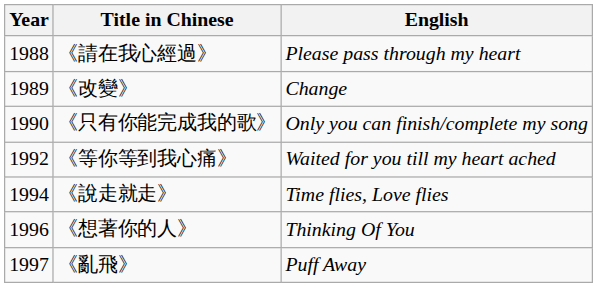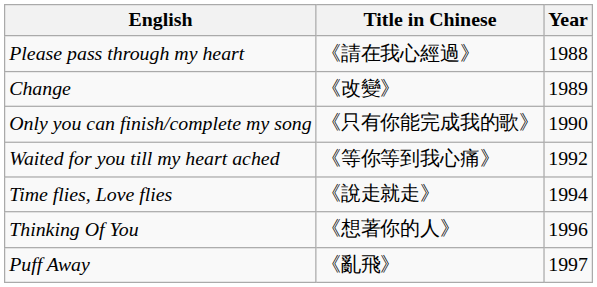columns swapped: (29, 20) <-> (437, 20)
